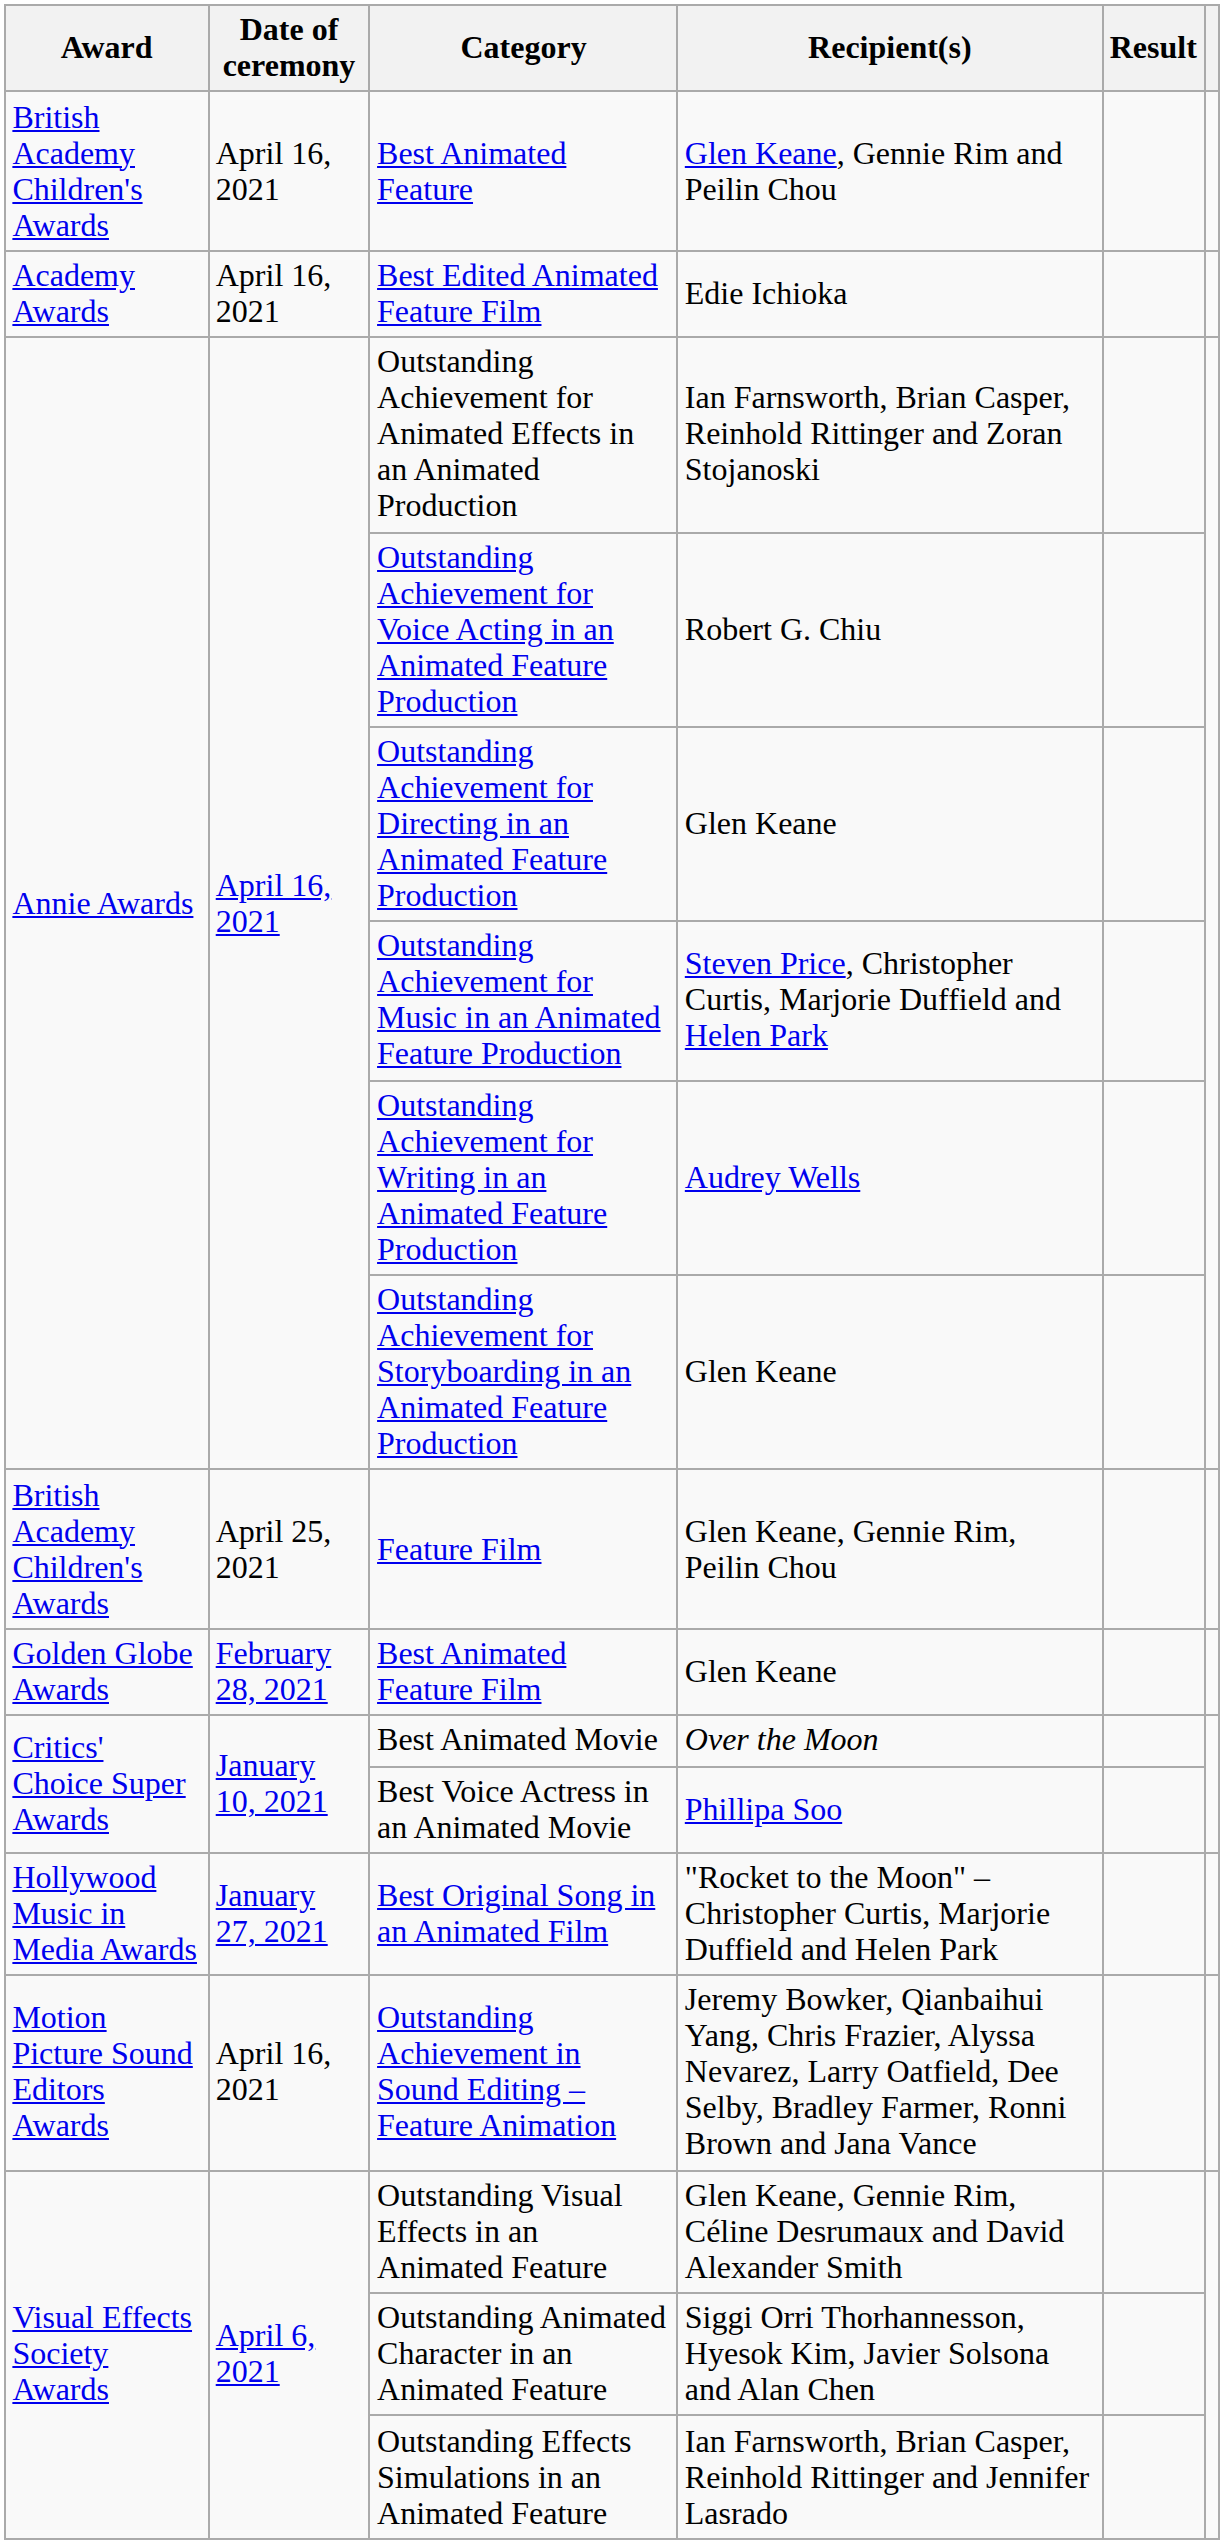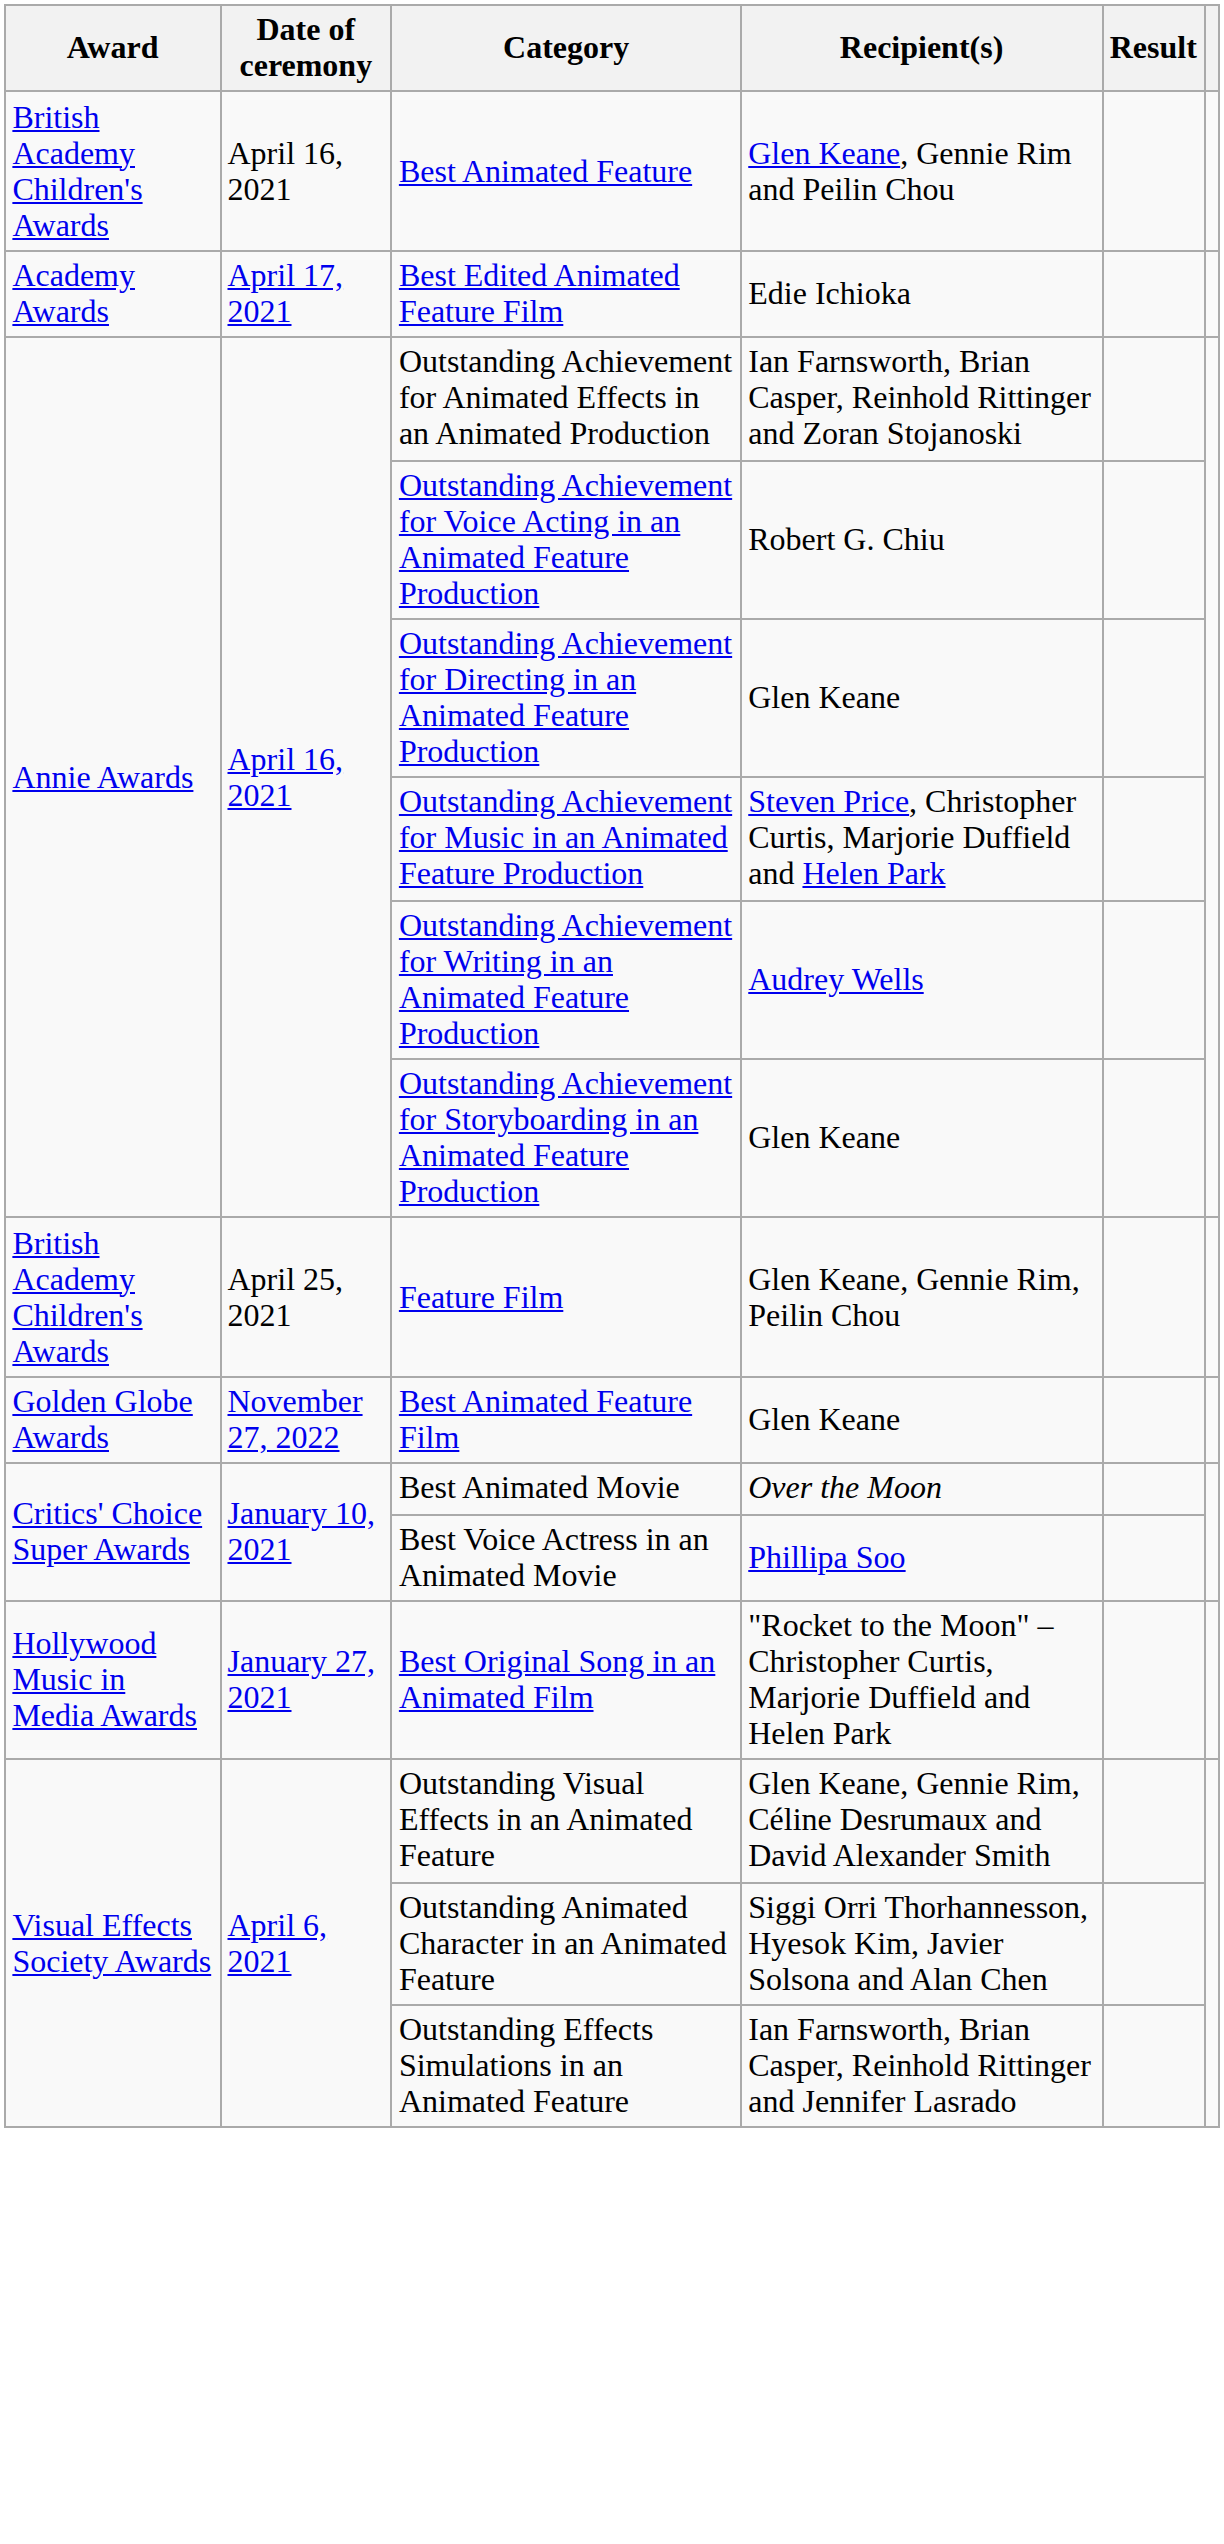(274, 293) April 16, 2021 -> (285, 293) April 17, 2021
(273, 1671) February 28, 2021 -> (295, 1419) November 27, 2022
- row: (497, 2072)
